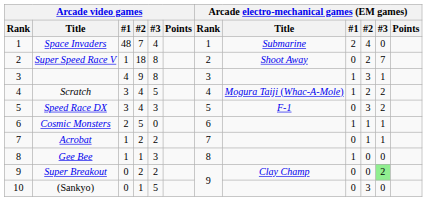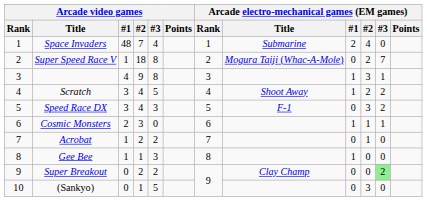(284, 60) Shoot Away -> (284, 60) Mogura Taiji (Whac-A-Mole)
(284, 92) Mogura Taiji (Whac-A-Mole) -> (284, 92) Shoot Away
(141, 124) 5 -> (141, 124) 3
(383, 140) 1 -> (383, 140) 0
